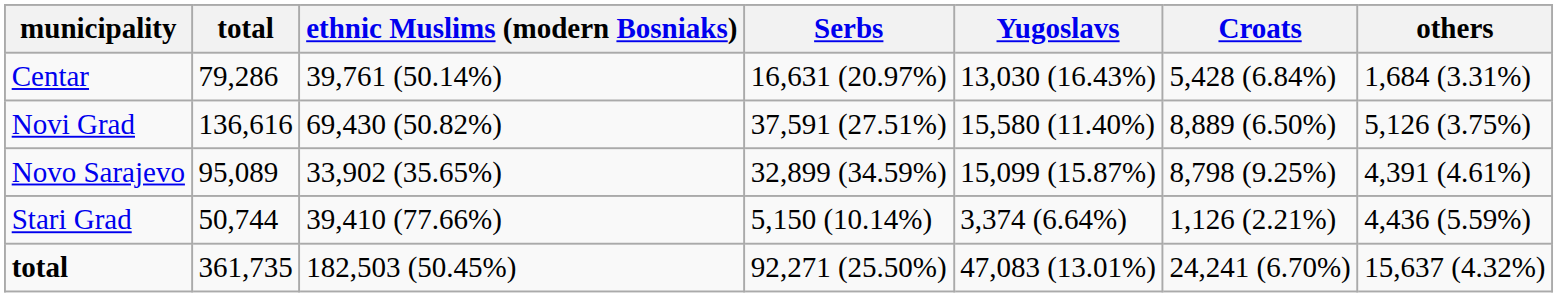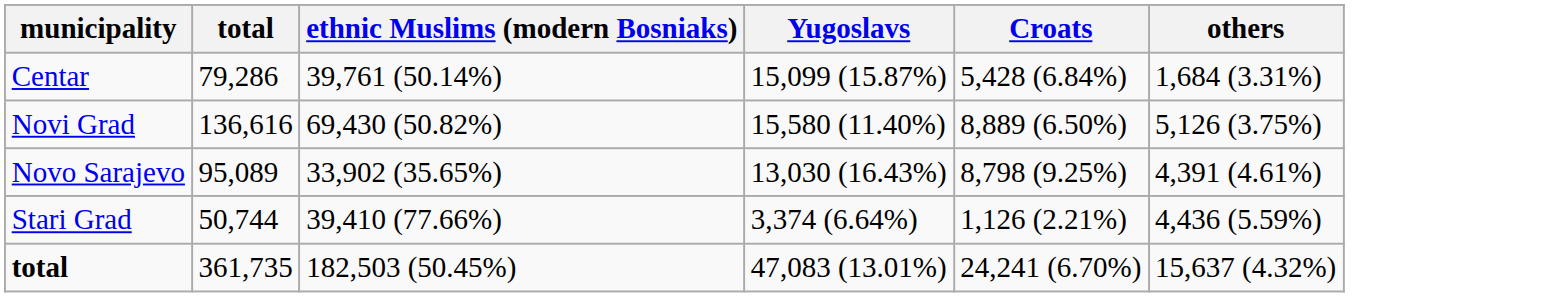- column: (849, 28)
(1058, 76) 13,030 (16.43%) -> (849, 76) 15,099 (15.87%)
(1058, 172) 15,099 (15.87%) -> (849, 172) 13,030 (16.43%)
